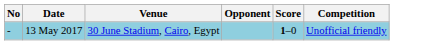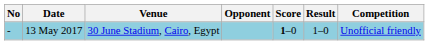+ column: (321, 12)
